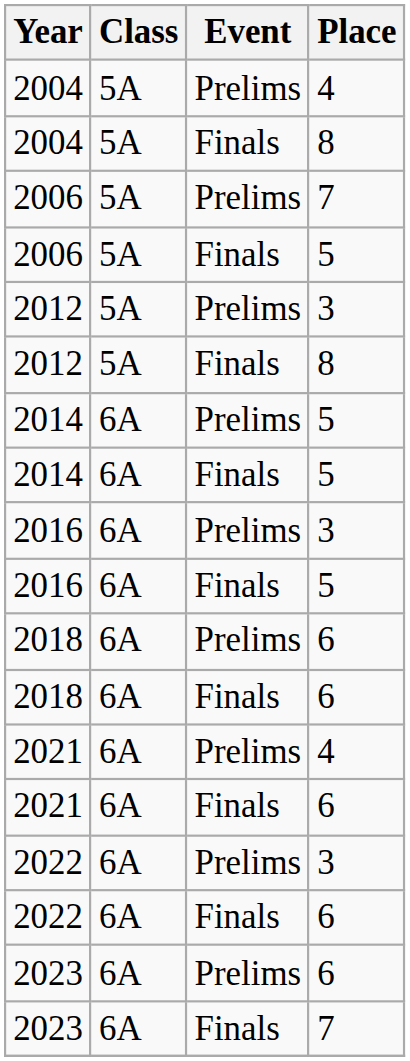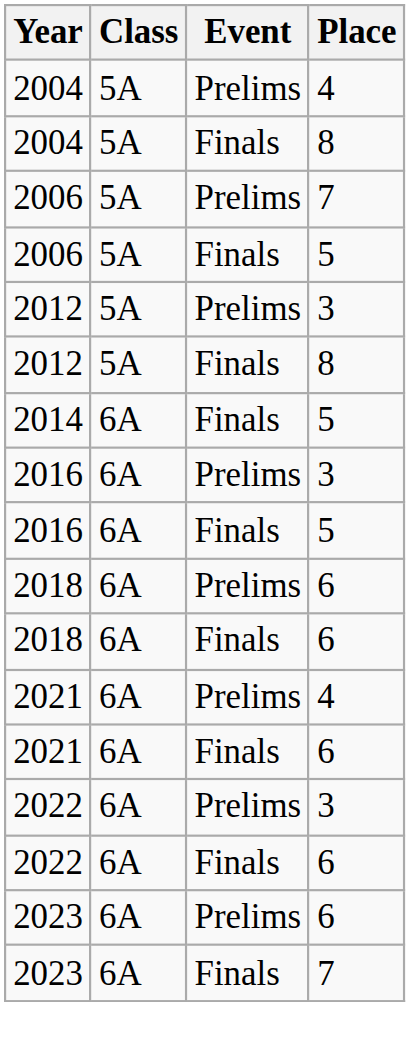- row: (48, 419)
